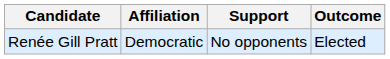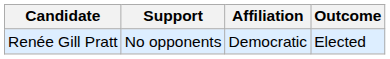columns swapped: (164, 16) <-> (259, 16)
